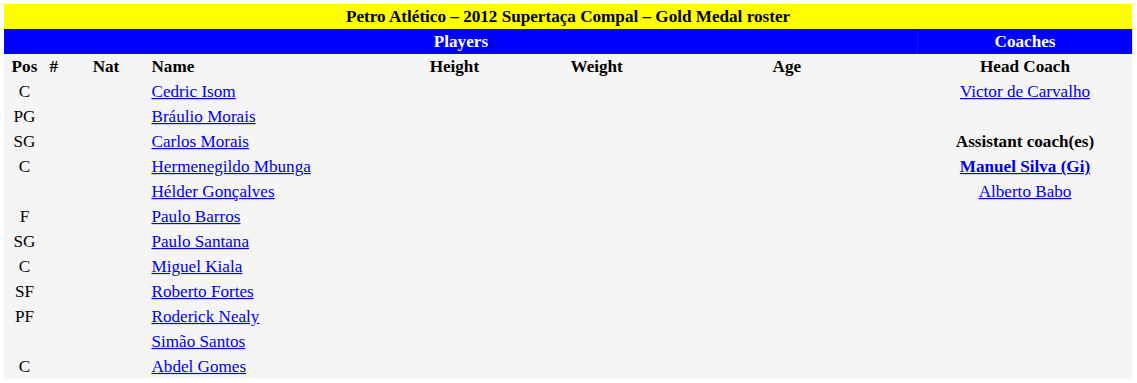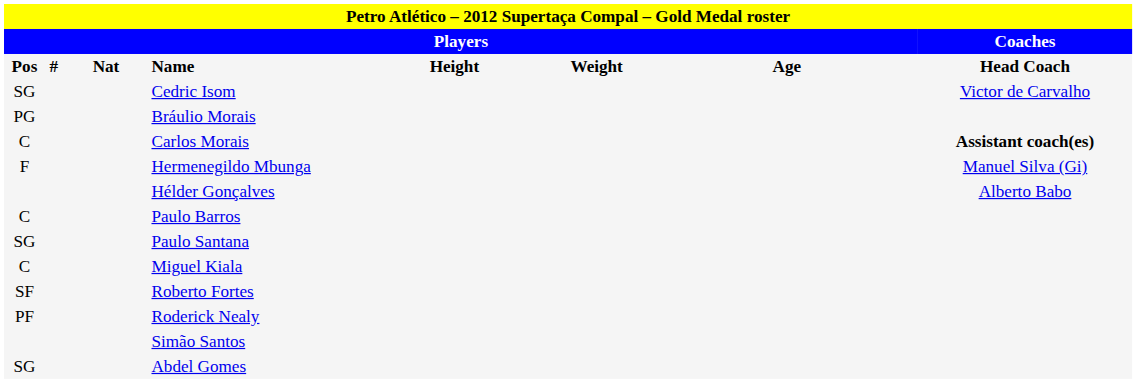(24, 91) C -> (24, 91) SG
(24, 141) SG -> (24, 141) C
(24, 166) C -> (24, 166) F
(1025, 166) bold -> (1025, 166) normal
(24, 216) F -> (24, 216) C
(24, 366) C -> (24, 366) SG
